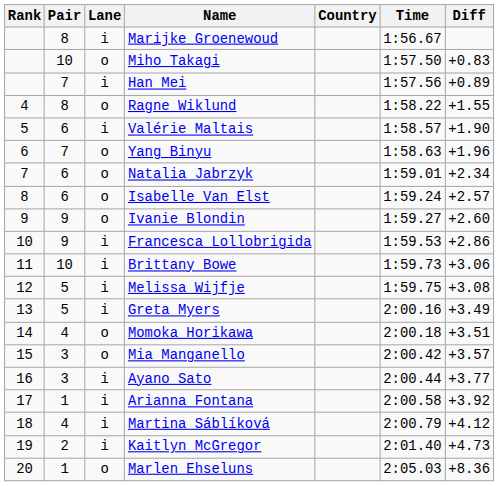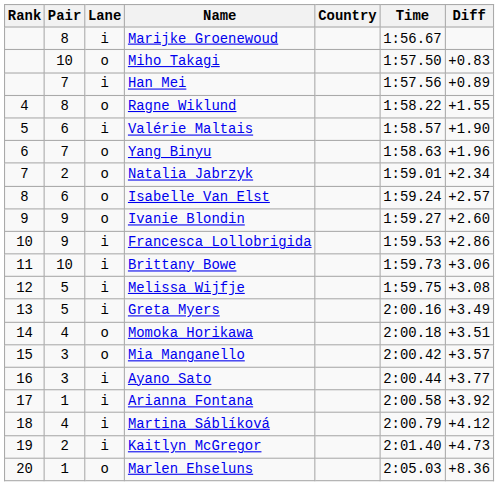(65, 175) 6 -> (65, 175) 2
